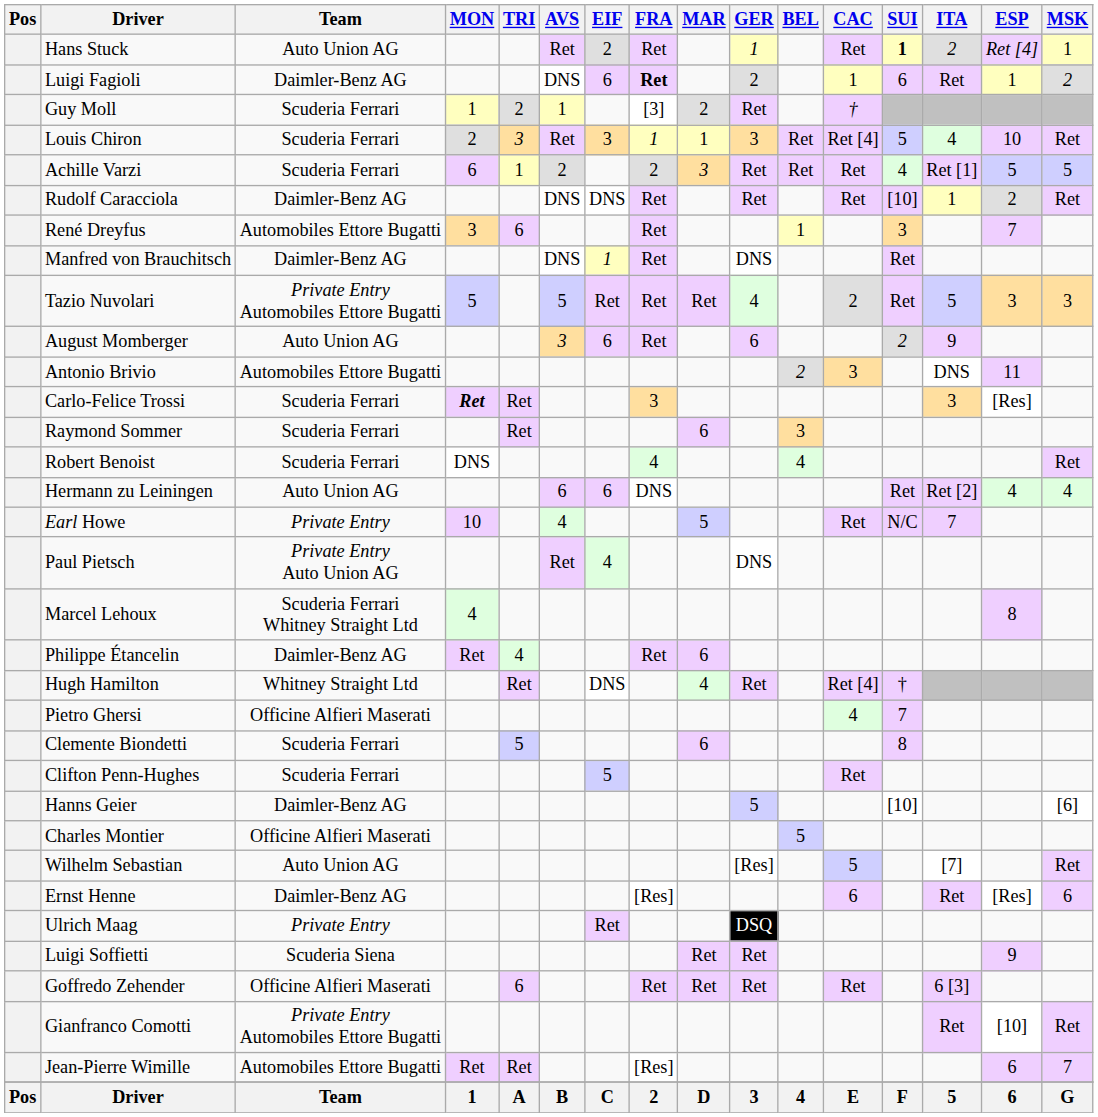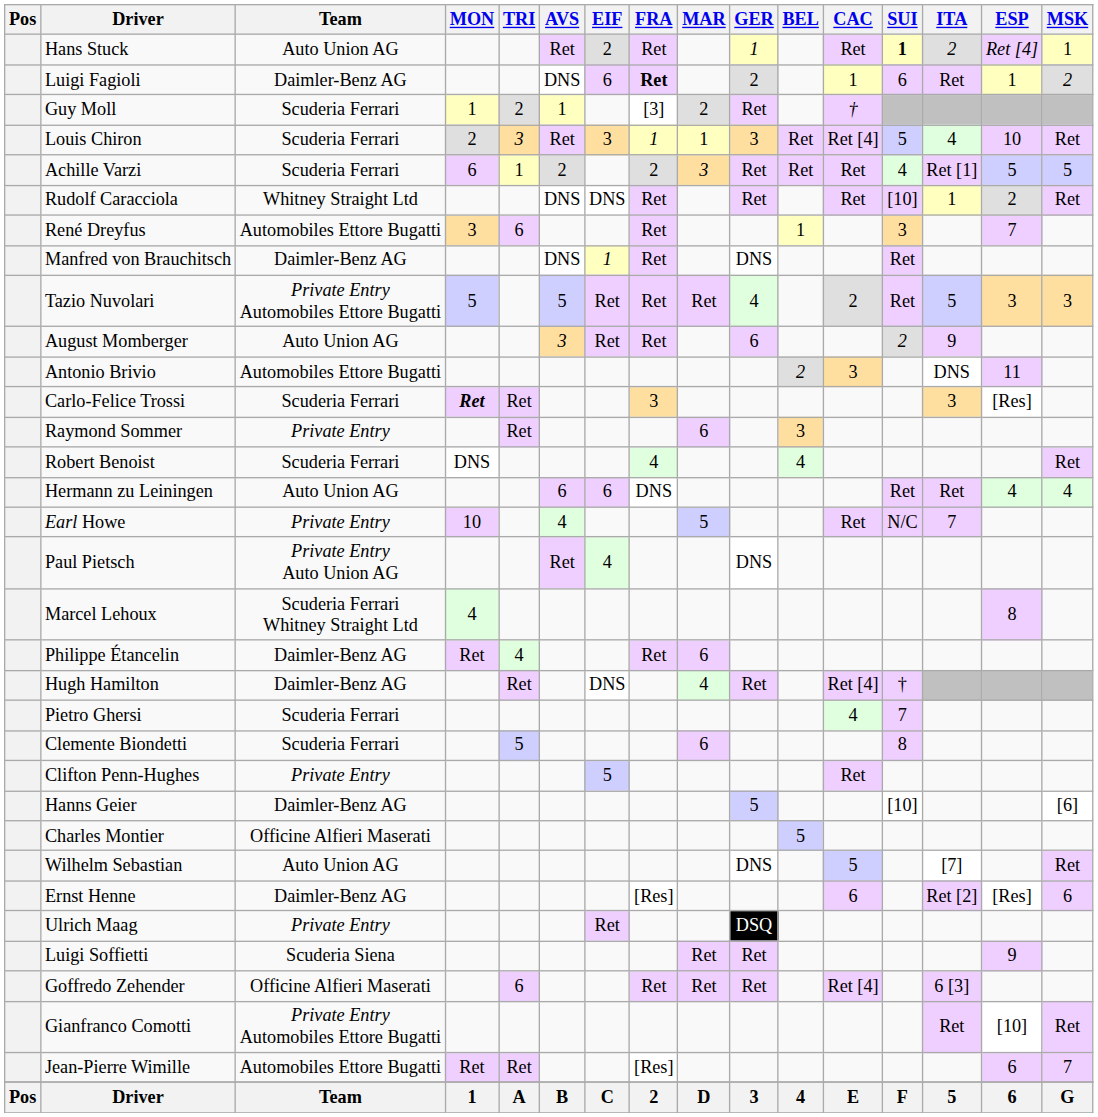(340, 199) Daimler-Benz AG -> (340, 199) Whitney Straight Ltd
(607, 341) 6 -> (607, 341) Ret
(340, 431) Scuderia Ferrari -> (340, 431) Private Entry
(952, 491) Ret [2] -> (952, 491) Ret
(340, 684) Whitney Straight Ltd -> (340, 684) Daimler-Benz AG
(340, 714) Officine Alfieri Maserati -> (340, 714) Scuderia Ferrari
(340, 774) Scuderia Ferrari -> (340, 774) Private Entry
(754, 865) [Res] -> (754, 865) DNS
(952, 895) Ret -> (952, 895) Ret [2]
(853, 985) Ret -> (853, 985) Ret [4]
